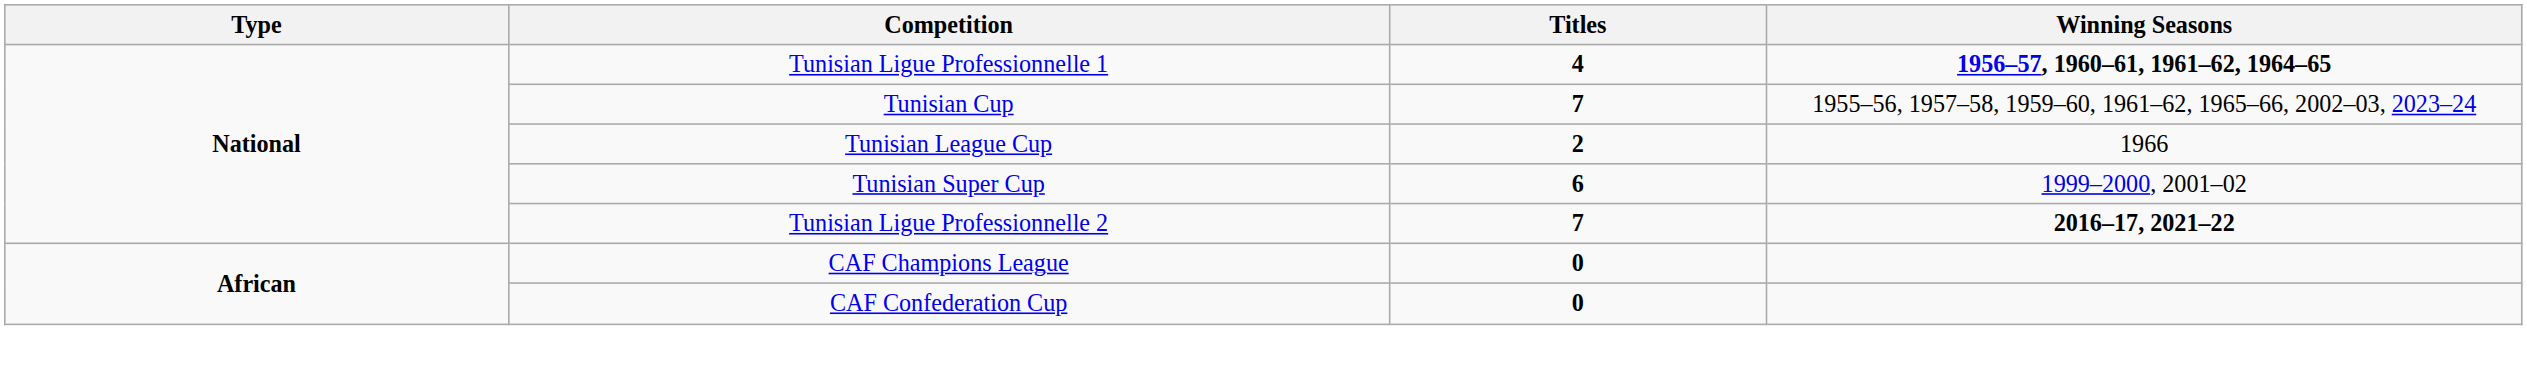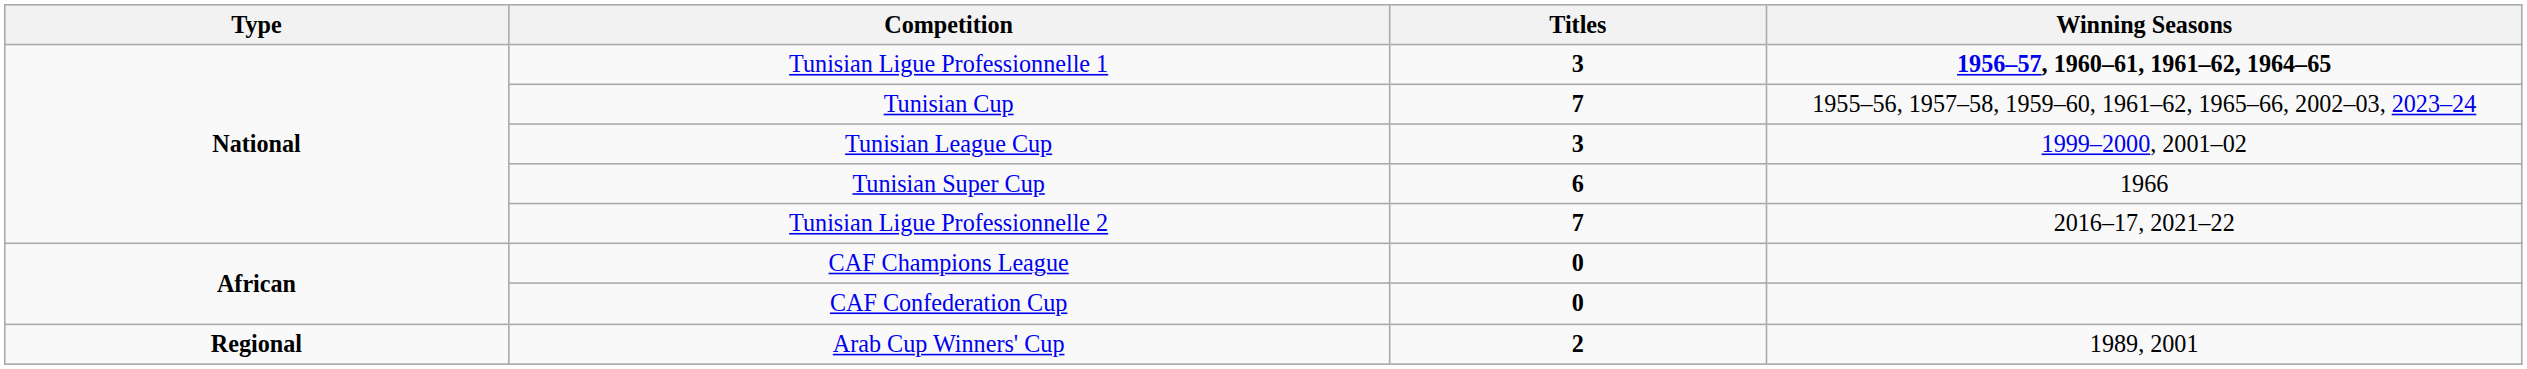(1578, 64) 4 -> (1578, 64) 3
(1578, 144) 2 -> (1578, 144) 3
(2144, 144) 1966 -> (2144, 144) 1999–2000, 2001–02
(2144, 184) 1999–2000, 2001–02 -> (2144, 184) 1966
(2144, 223) bold -> (2144, 223) normal
+ row: (949, 343)
